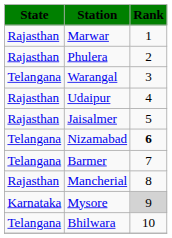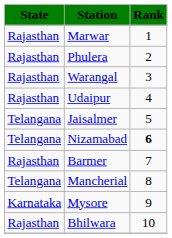(34, 77) Telangana -> (33, 77) Rajasthan
(33, 118) Rajasthan -> (34, 118) Telangana
(34, 160) Telangana -> (33, 160) Rajasthan
(33, 181) Rajasthan -> (34, 181) Telangana
(148, 202) lightgrey background -> (148, 202) no background
(34, 222) Telangana -> (33, 222) Rajasthan
